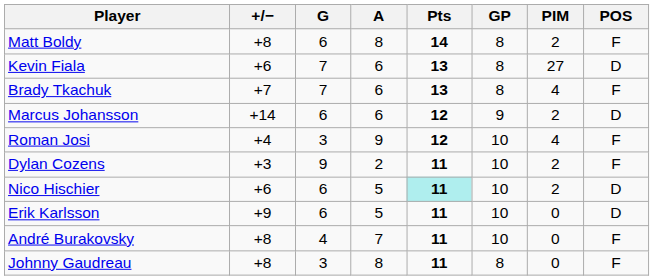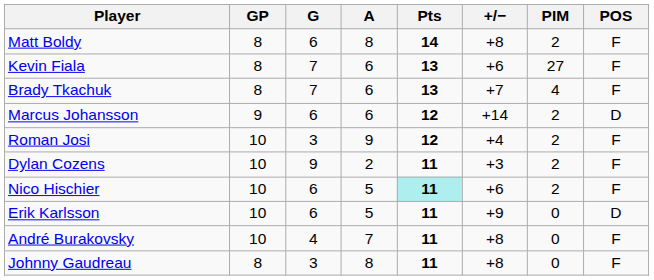columns swapped: (500, 16) <-> (263, 16)
(616, 66) D -> (616, 66) F
(555, 139) 4 -> (555, 139) 2
(616, 189) D -> (616, 189) F
